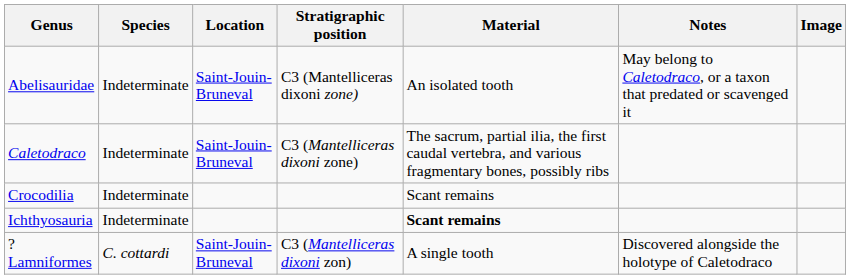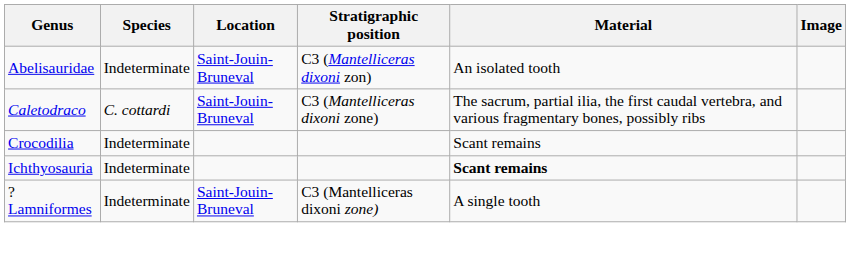- column: (708, 25)
(337, 85) C3 (Mantelliceras dixoni zone) -> (358, 67) C3 (Mantelliceras dixoni zon)
(146, 153) Indeterminate -> (137, 109) C. cottardi
(136, 253) C. cottardi -> (147, 200) Indeterminate
(338, 253) C3 (Mantelliceras dixoni zon) -> (357, 200) C3 (Mantelliceras dixoni zone)
